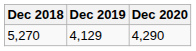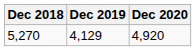(148, 35) 4,290 -> (148, 35) 4,920
